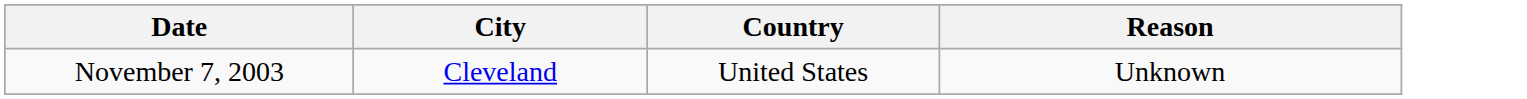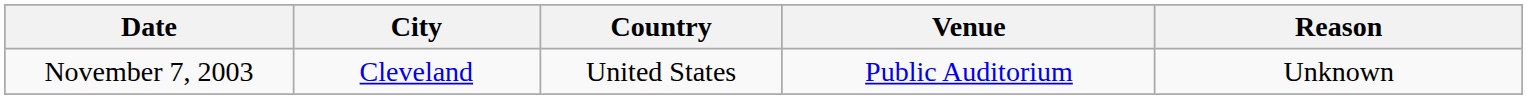+ column: (969, 26)
